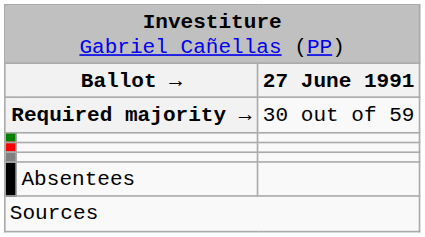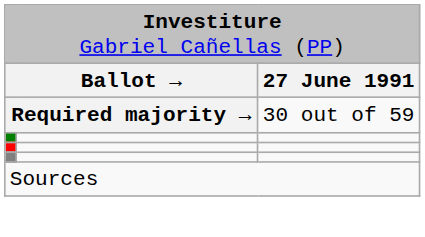- row: (11, 179)
